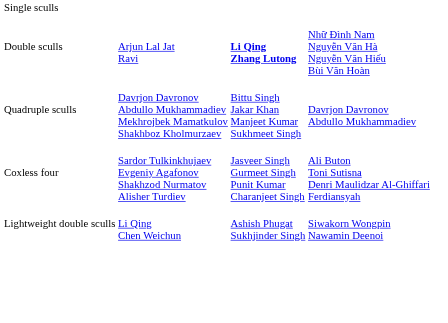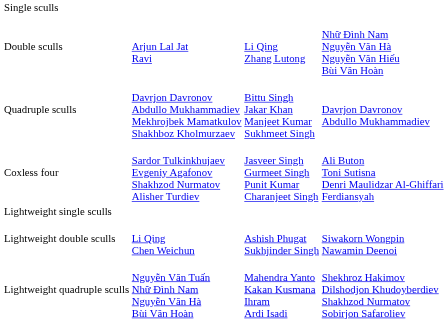(264, 53) bold -> (275, 53) normal
+ row: (58, 211)
+ row: (67, 289)
